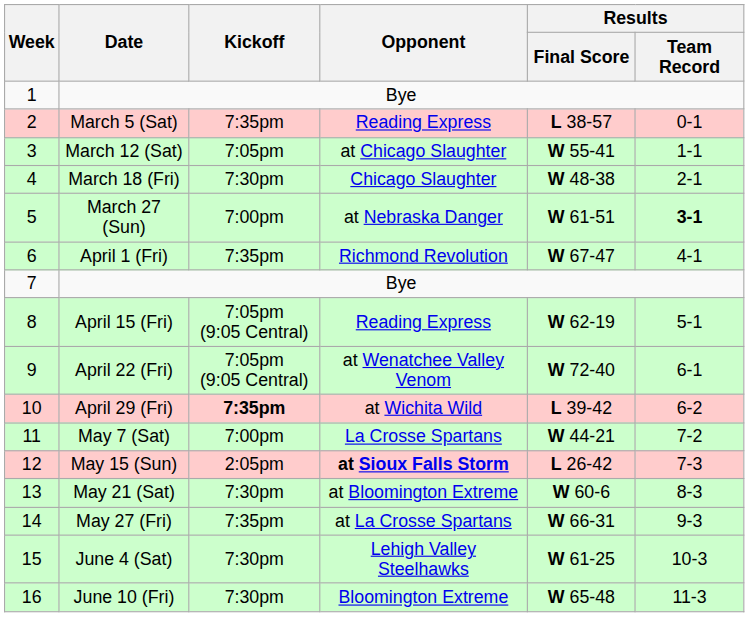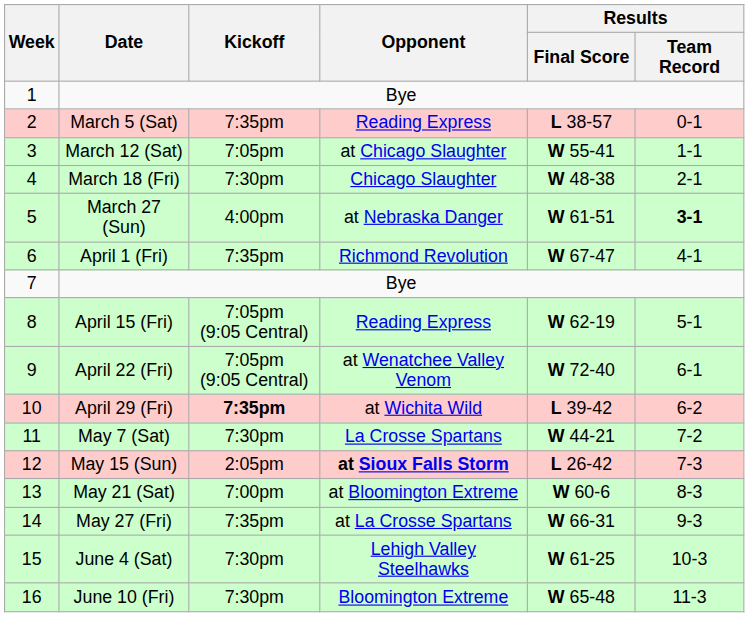(254, 217) 7:00pm -> (254, 217) 4:00pm
(254, 436) 7:00pm -> (254, 436) 7:30pm
(254, 492) 7:30pm -> (254, 492) 7:00pm
